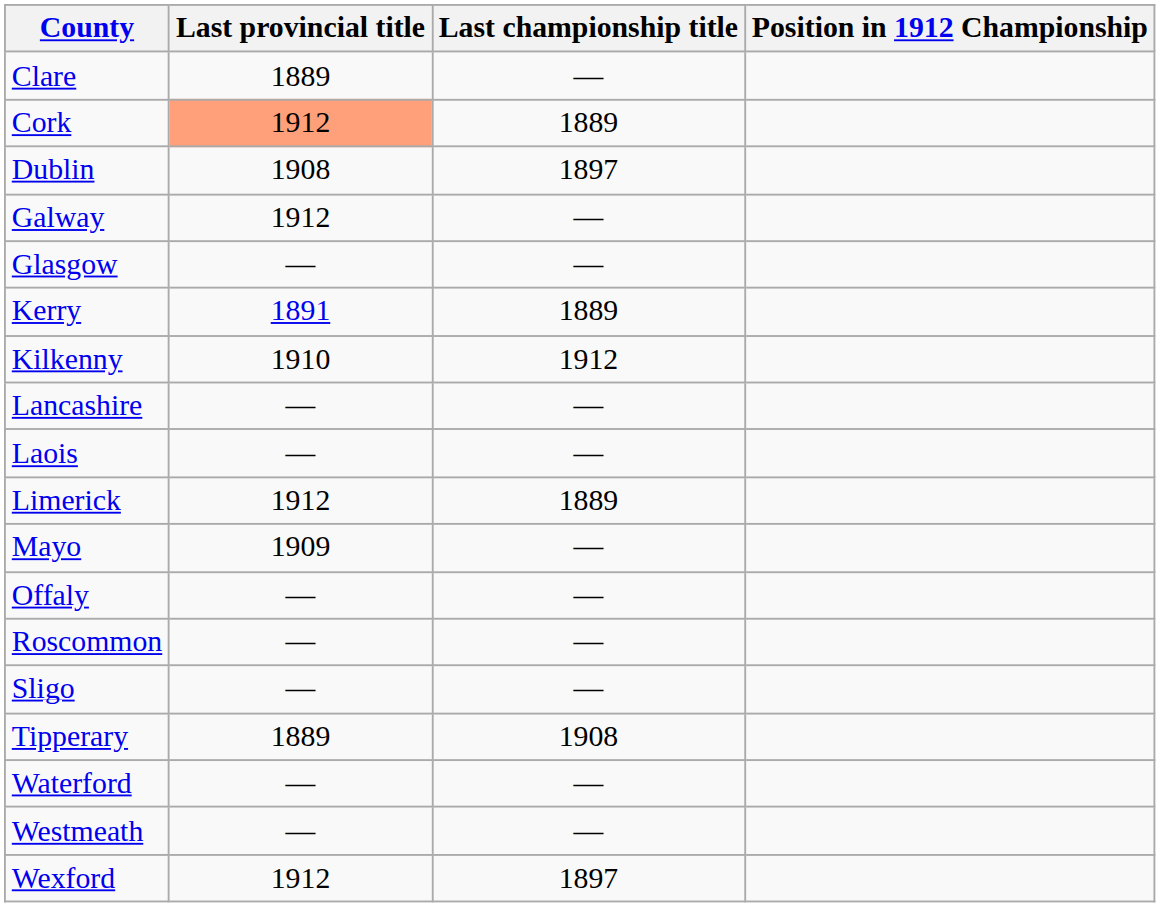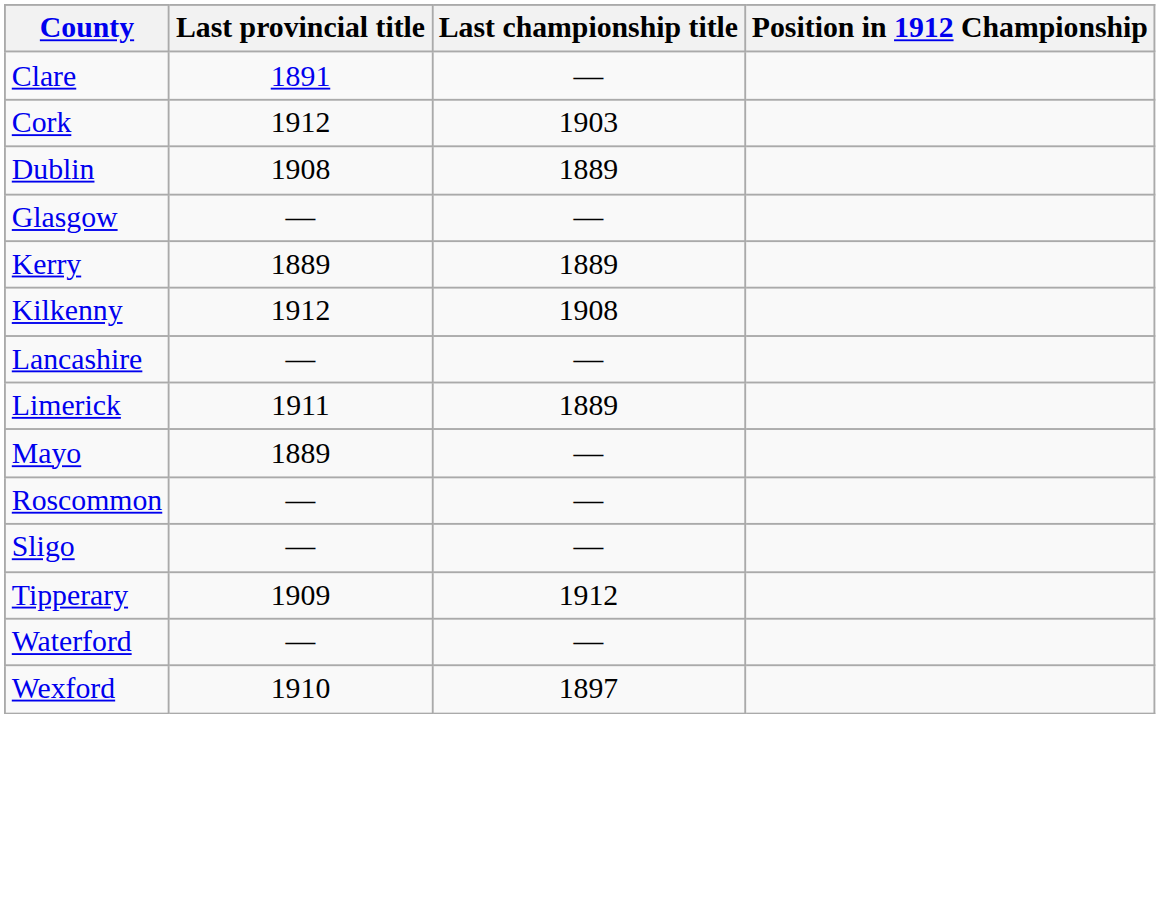(300, 75) 1889 -> (300, 75) 1891
(300, 122) lightsalmon background -> (300, 122) no background
(588, 122) 1889 -> (588, 122) 1903
(588, 169) 1897 -> (588, 169) 1889
- row: (58, 216)
(300, 311) 1891 -> (300, 264) 1889
(300, 358) 1910 -> (300, 311) 1912
(588, 358) 1912 -> (588, 311) 1908
- row: (45, 452)
(300, 500) 1912 -> (300, 405) 1911
(300, 547) 1909 -> (300, 452) 1889
- row: (50, 594)
(300, 736) 1889 -> (300, 594) 1909
(588, 736) 1908 -> (588, 594) 1912
- row: (78, 830)
(300, 877) 1912 -> (300, 688) 1910
